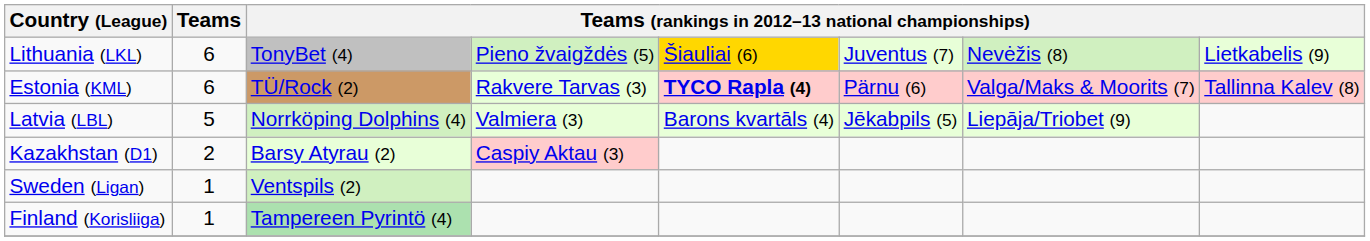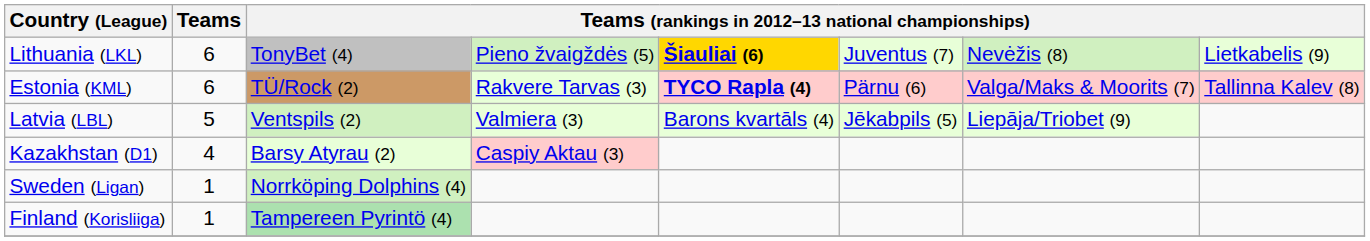(711, 53) normal -> (714, 53) bold
(358, 119) Norrköping Dolphins (4) -> (306, 119) Ventspils (2)
(209, 152) 2 -> (209, 152) 4
(306, 185) Ventspils (2) -> (358, 185) Norrköping Dolphins (4)
